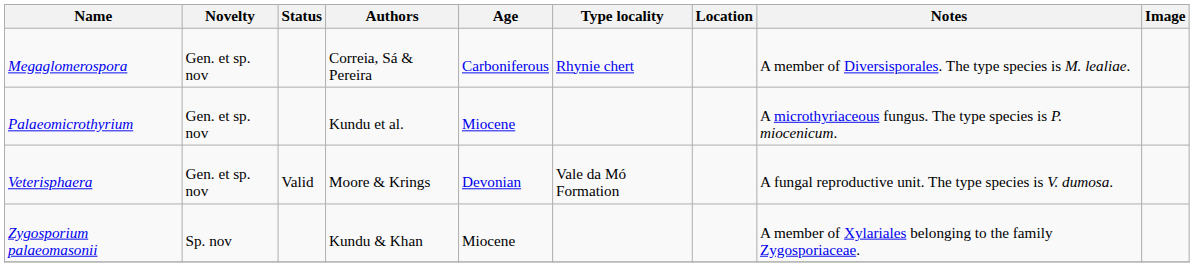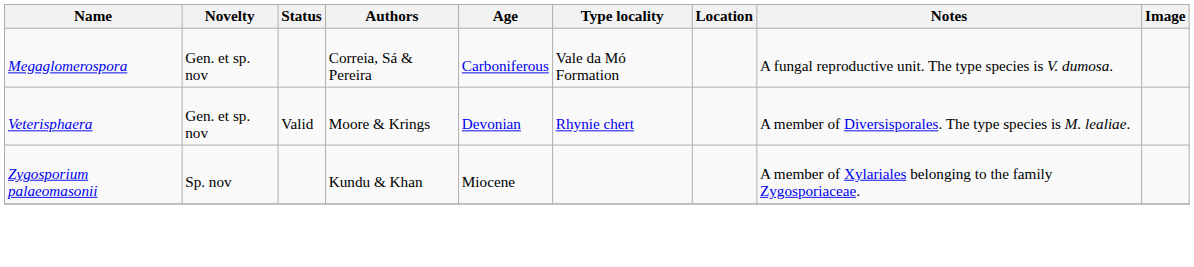(595, 66) Rhynie chert -> (591, 66) Vale da Mó Formation
(945, 66) A member of Diversisporales. The type species is M. lealiae. -> (937, 66) A fungal reproductive unit. The type species is V. dumosa.
- row: (71, 124)
(591, 182) Vale da Mó Formation -> (595, 124) Rhynie chert
(937, 182) A fungal reproductive unit. The type species is V. dumosa. -> (945, 124) A member of Diversisporales. The type species is M. lealiae.
